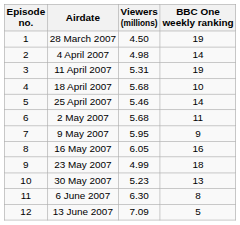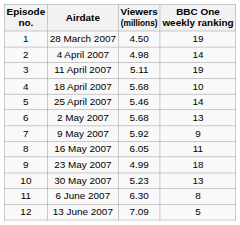(139, 70) 5.31 -> (139, 70) 5.11
(198, 117) 11 -> (198, 117) 13
(139, 133) 5.95 -> (139, 133) 5.92
(198, 149) 16 -> (198, 149) 11
